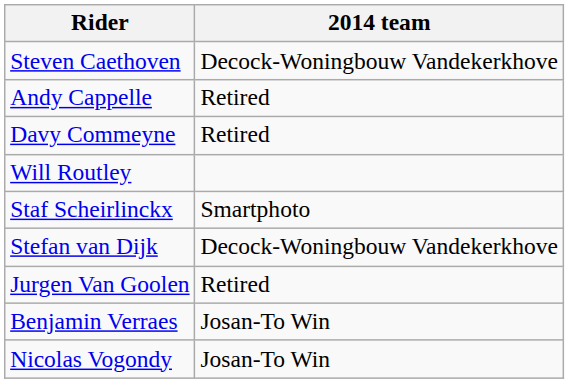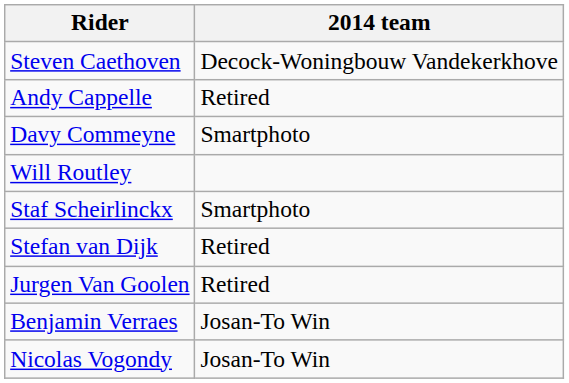(235, 135) Retired -> (255, 135) Smartphoto
(379, 246) Decock-Woningbouw Vandekerkhove -> (235, 246) Retired
